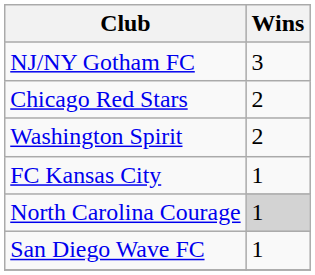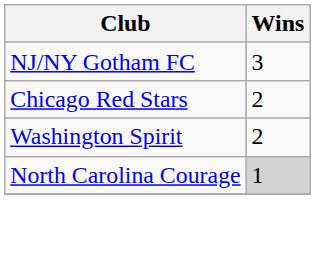- row: (86, 174)
- row: (107, 250)
